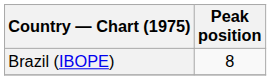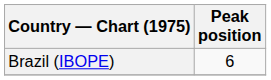(230, 61) 8 -> (230, 61) 6
